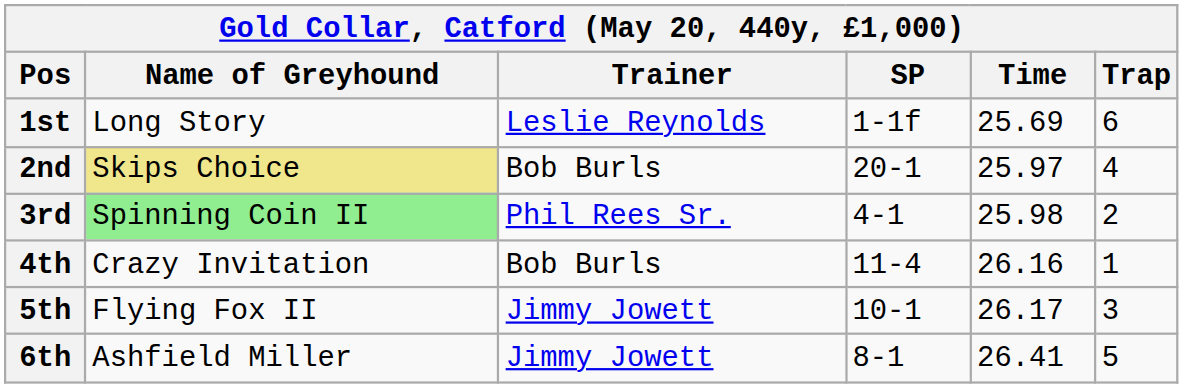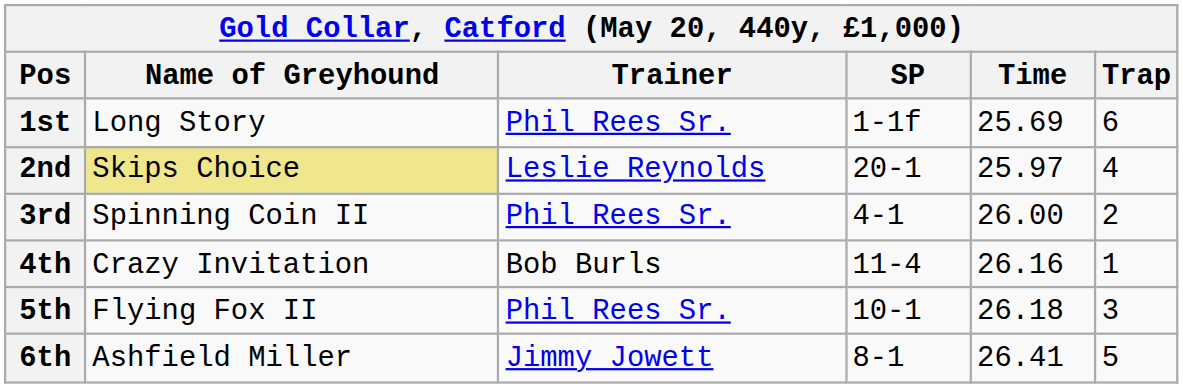(636, 123) Leslie Reynolds -> (618, 123) Phil Rees Sr.
(584, 170) Bob Burls -> (636, 170) Leslie Reynolds
(231, 217) lightgreen background -> (231, 217) no background
(1020, 217) 25.98 -> (1020, 217) 26.00
(610, 311) Jimmy Jowett -> (618, 311) Phil Rees Sr.
(1020, 311) 26.17 -> (1020, 311) 26.18
